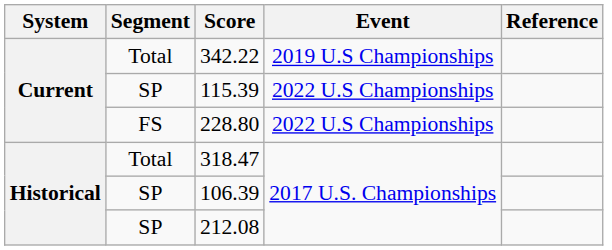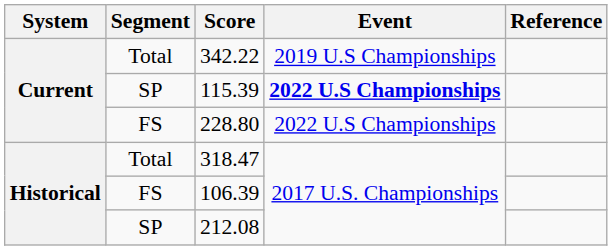(383, 90) normal -> (385, 90) bold
(150, 192) SP -> (150, 192) FS
